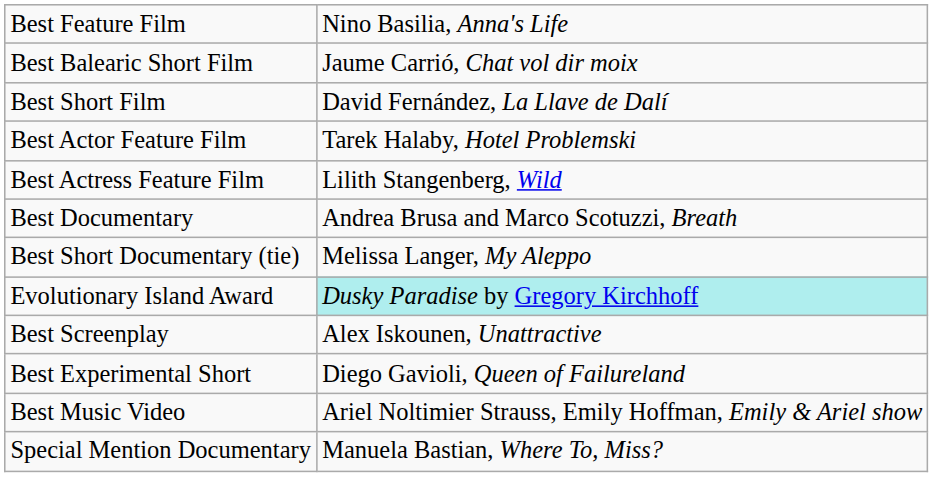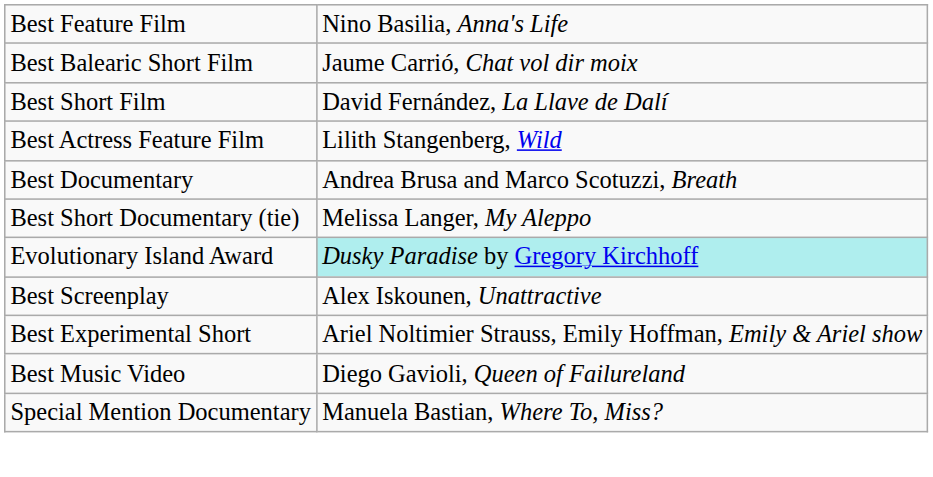- row: (128, 140)
(504, 373) Diego Gavioli, Queen of Failureland -> (622, 334) Ariel Noltimier Strauss, Emily Hoffman, Emily & Ariel show
(622, 412) Ariel Noltimier Strauss, Emily Hoffman, Emily & Ariel show -> (504, 373) Diego Gavioli, Queen of Failureland
